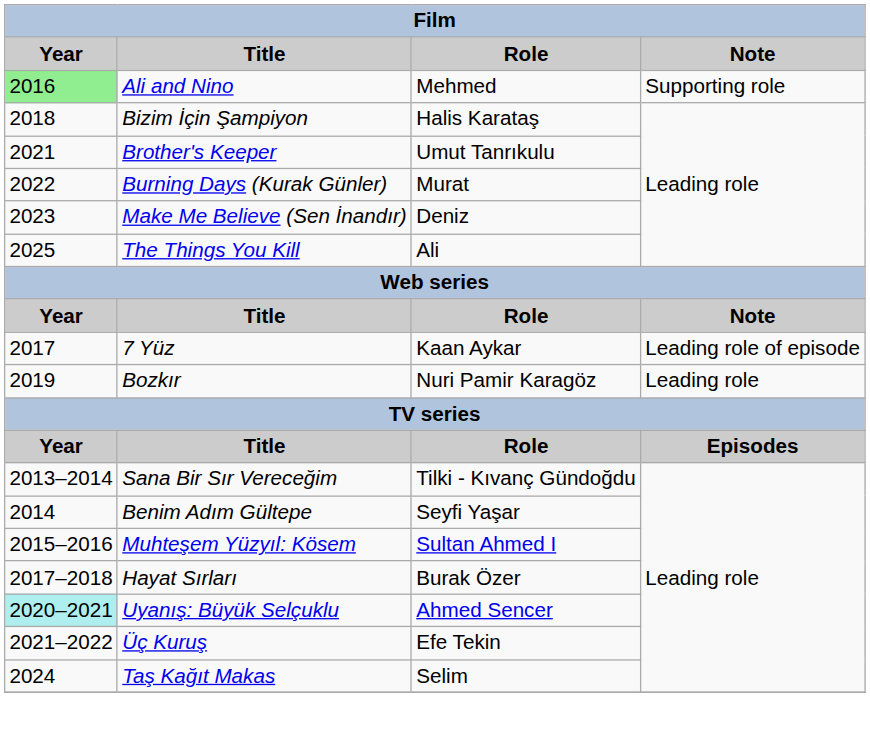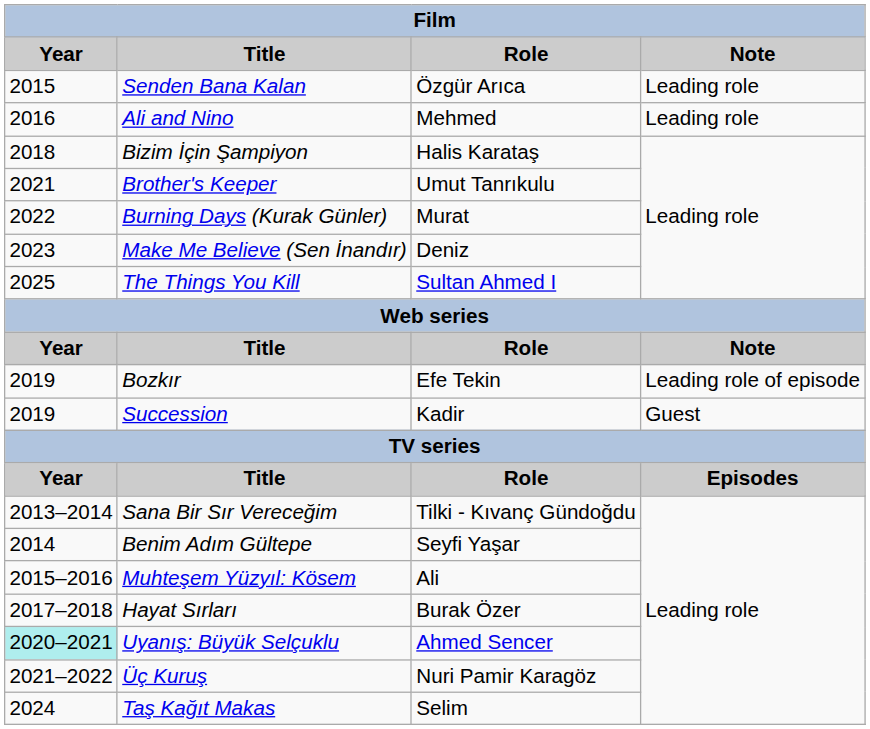+ row: (214, 86)
(32, 86) lightgreen background -> (32, 119) no background
(715, 86) Supporting role -> (702, 119) Leading role
(428, 250) Ali -> (486, 282) Sultan Ahmed I
- row: (148, 348)
(506, 380) Nuri Pamir Karagöz -> (459, 380) Efe Tekin
(702, 380) Leading role -> (753, 380) Leading role of episode
+ row: (175, 413)
(486, 544) Sultan Ahmed I -> (428, 577) Ali
(459, 642) Efe Tekin -> (506, 675) Nuri Pamir Karagöz
